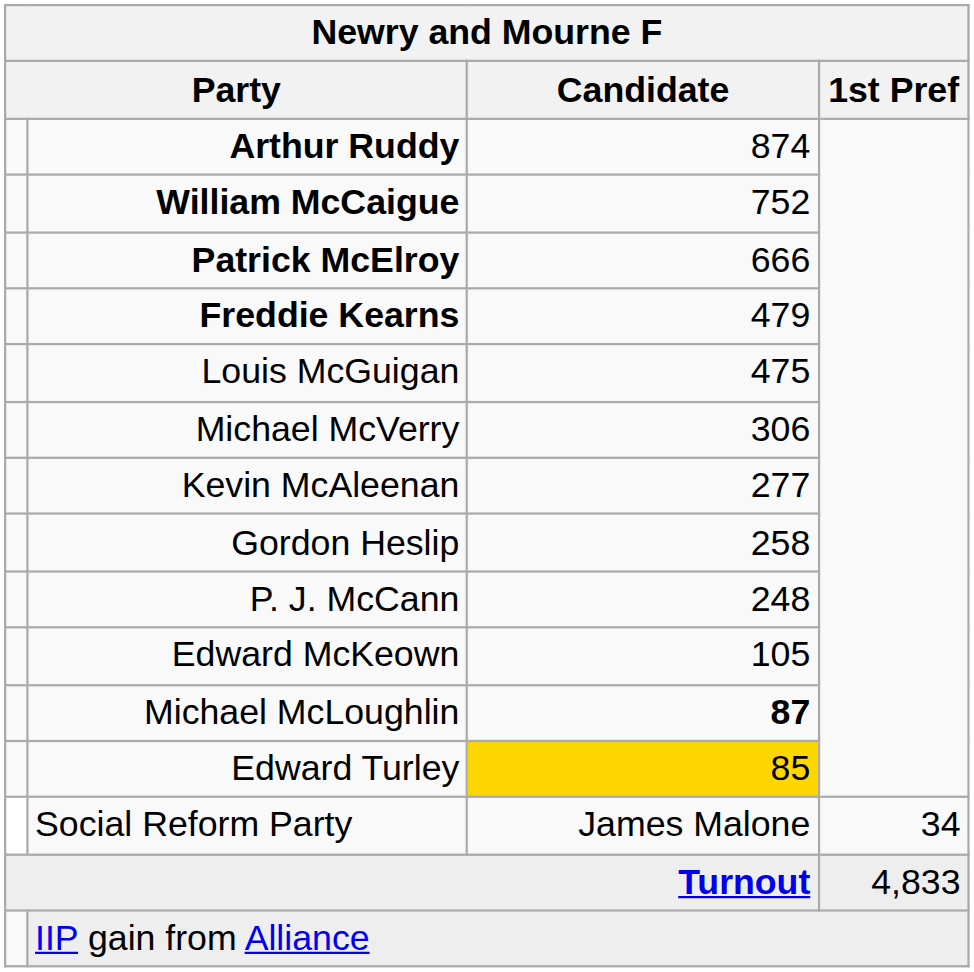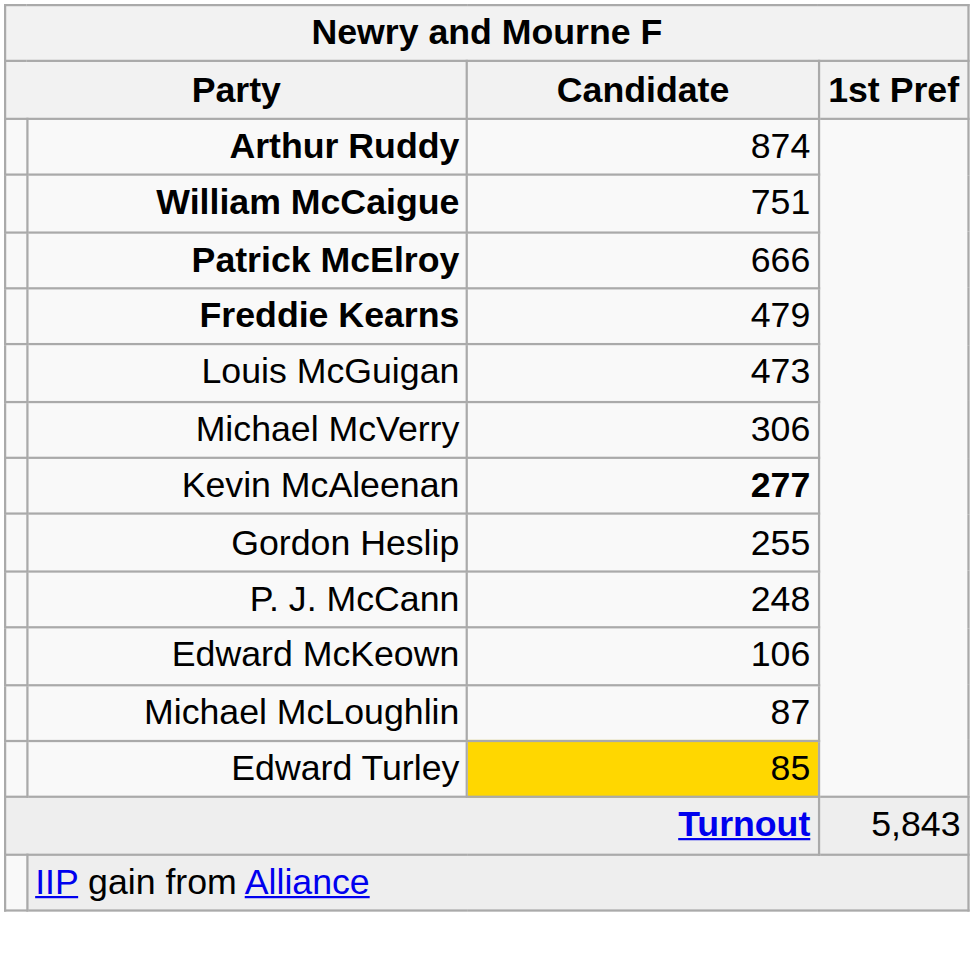(781, 202) 752 -> (781, 202) 751
(781, 372) 475 -> (781, 372) 473
(781, 485) normal -> (781, 485) bold
(781, 542) 258 -> (781, 542) 255
(781, 655) 105 -> (781, 655) 106
(790, 711) bold -> (790, 711) normal
- row: (194, 825)
(916, 881) 4,833 -> (916, 825) 5,843
